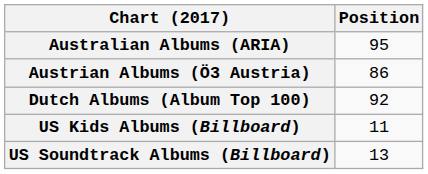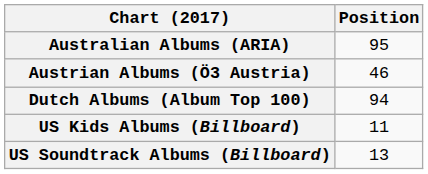(379, 73) 86 -> (379, 73) 46
(379, 100) 92 -> (379, 100) 94
